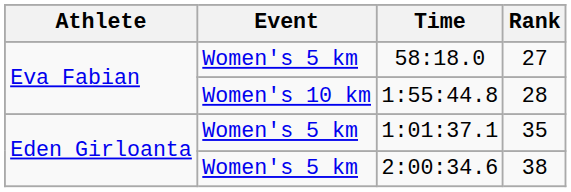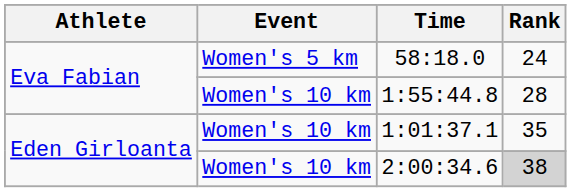(535, 59) 27 -> (535, 59) 24
(280, 132) Women's 5 km -> (287, 132) Women's 10 km
(280, 168) Women's 5 km -> (287, 168) Women's 10 km
(535, 168) no background -> (535, 168) lightgrey background
